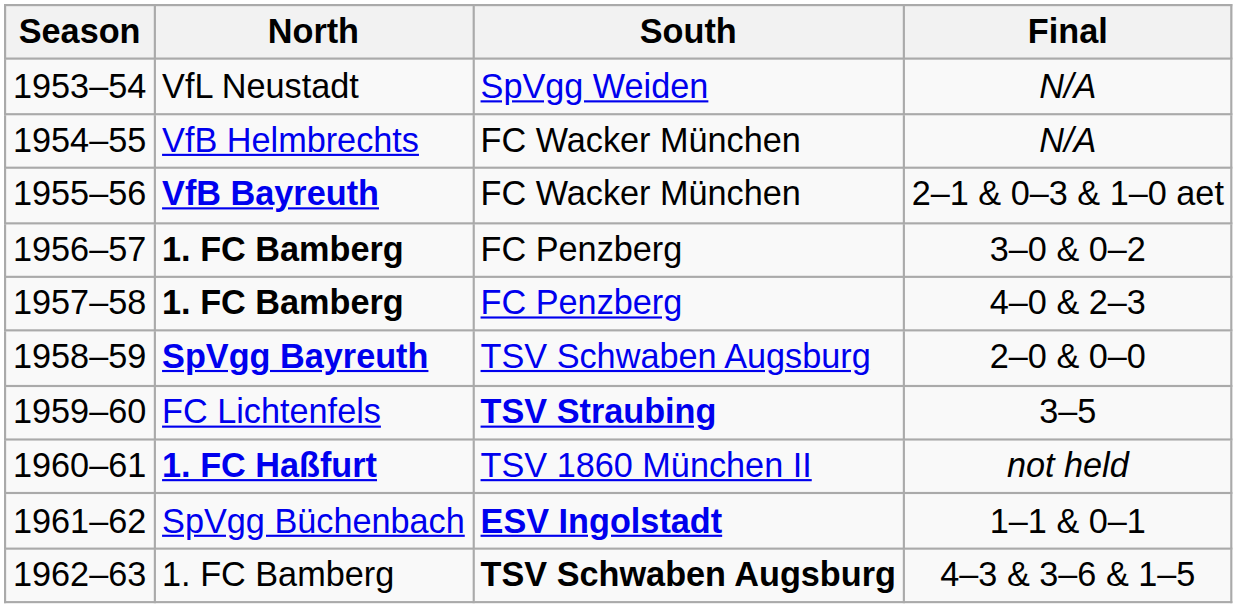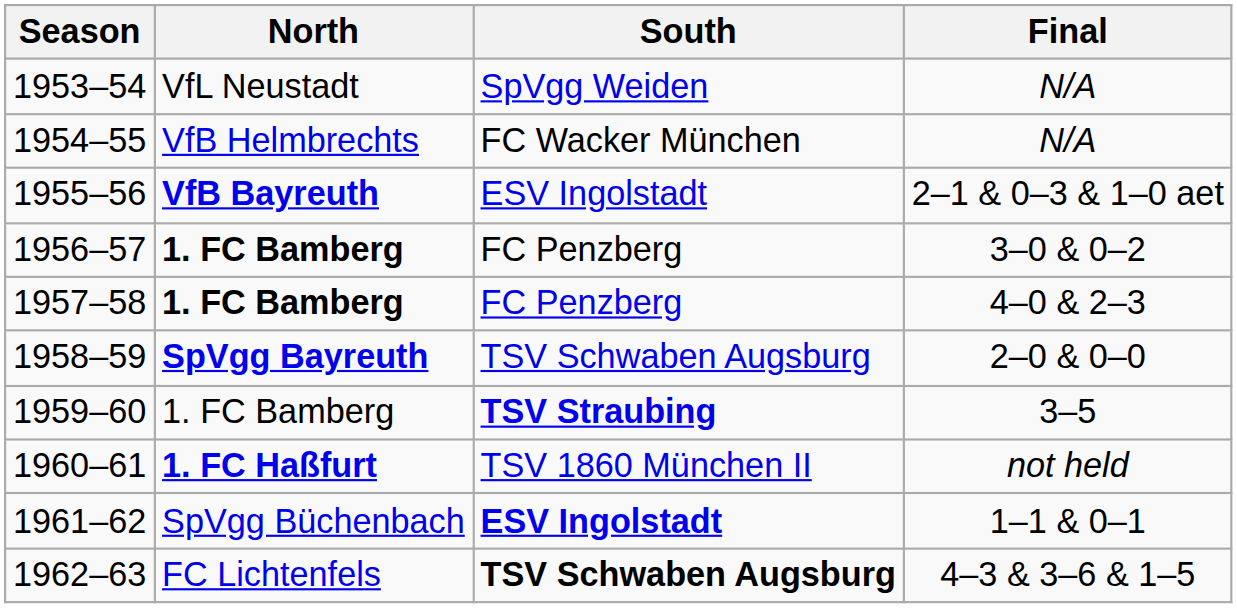(641, 194) FC Wacker München -> (594, 194) ESV Ingolstadt
(271, 411) FC Lichtenfels -> (278, 411) 1. FC Bamberg
(278, 574) 1. FC Bamberg -> (271, 574) FC Lichtenfels
